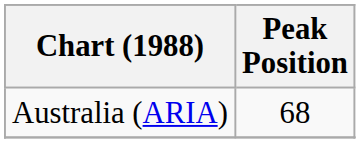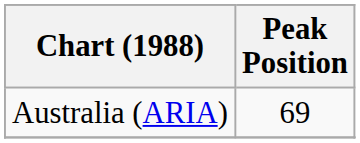(295, 112) 68 -> (295, 112) 69
